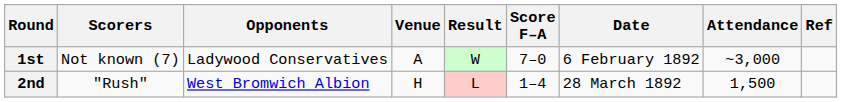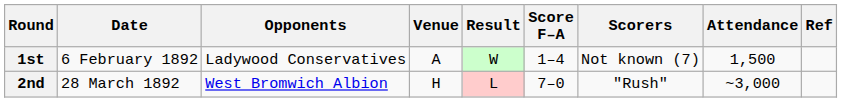columns swapped: (631, 26) <-> (120, 26)
(533, 59) 7–0 -> (551, 59) 1–4
(753, 59) ~3,000 -> (753, 59) 1,500
(533, 84) 1–4 -> (551, 84) 7–0
(753, 84) 1,500 -> (753, 84) ~3,000
